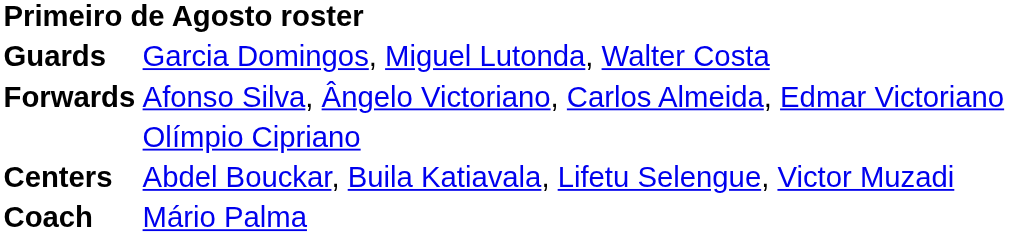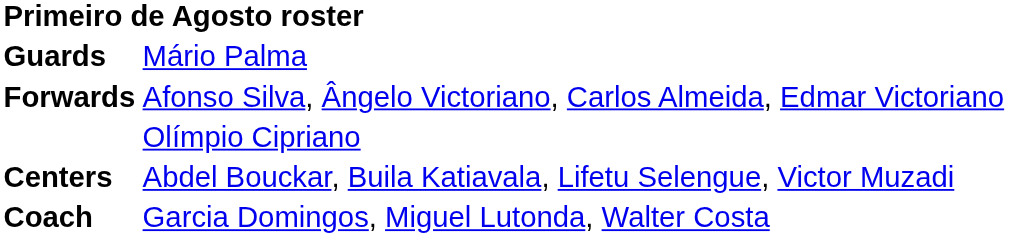(456, 56) Garcia Domingos, Miguel Lutonda, Walter Costa -> (225, 56) Mário Palma
(225, 217) Mário Palma -> (456, 217) Garcia Domingos, Miguel Lutonda, Walter Costa
